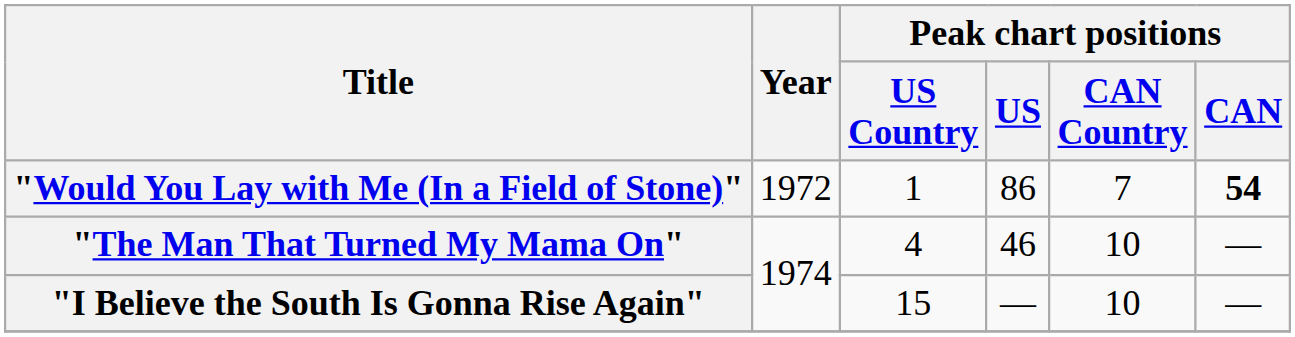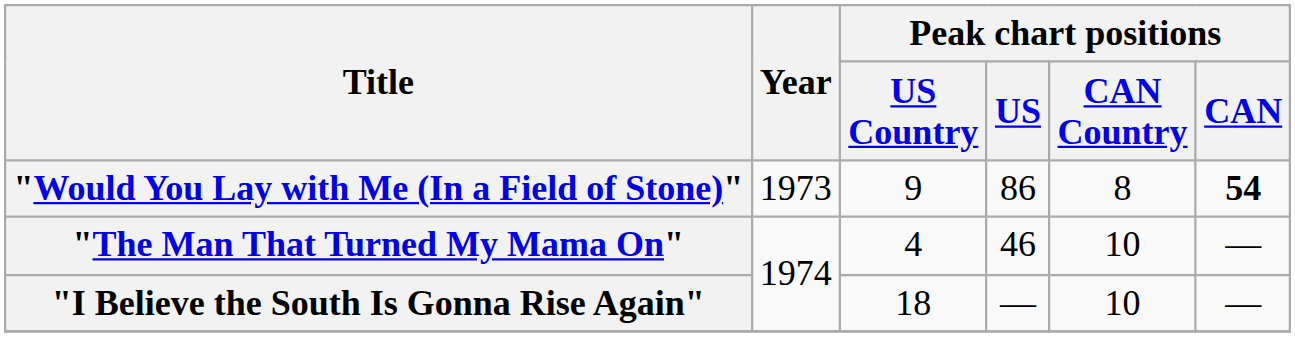(796, 187) 1972 -> (796, 187) 1973
(913, 187) 1 -> (913, 187) 9
(1123, 187) 7 -> (1123, 187) 8
(913, 301) 15 -> (913, 301) 18
